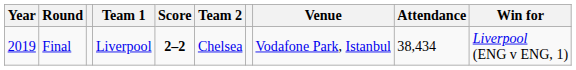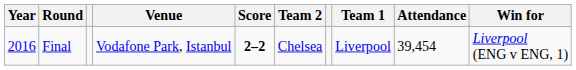columns swapped: (124, 15) <-> (323, 15)
(22, 45) 2019 -> (22, 45) 2016
(417, 45) 38,434 -> (417, 45) 39,454
